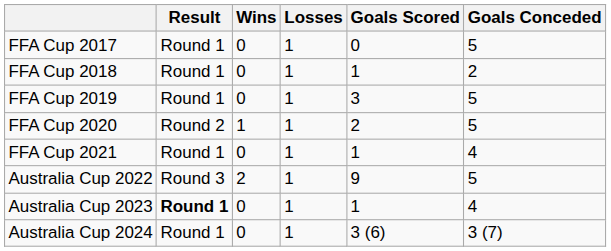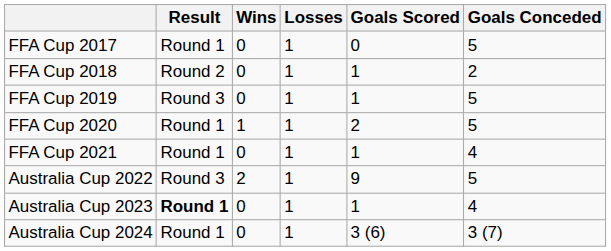(193, 71) Round 1 -> (193, 71) Round 2
(193, 98) Round 1 -> (193, 98) Round 3
(355, 98) 3 -> (355, 98) 1
(193, 125) Round 2 -> (193, 125) Round 1
